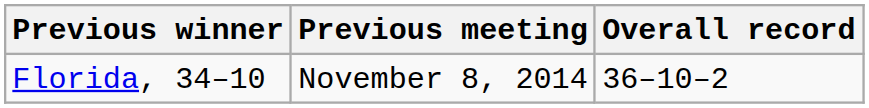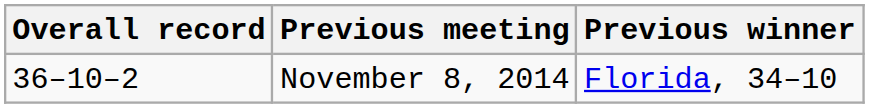columns swapped: (729, 30) <-> (148, 30)
